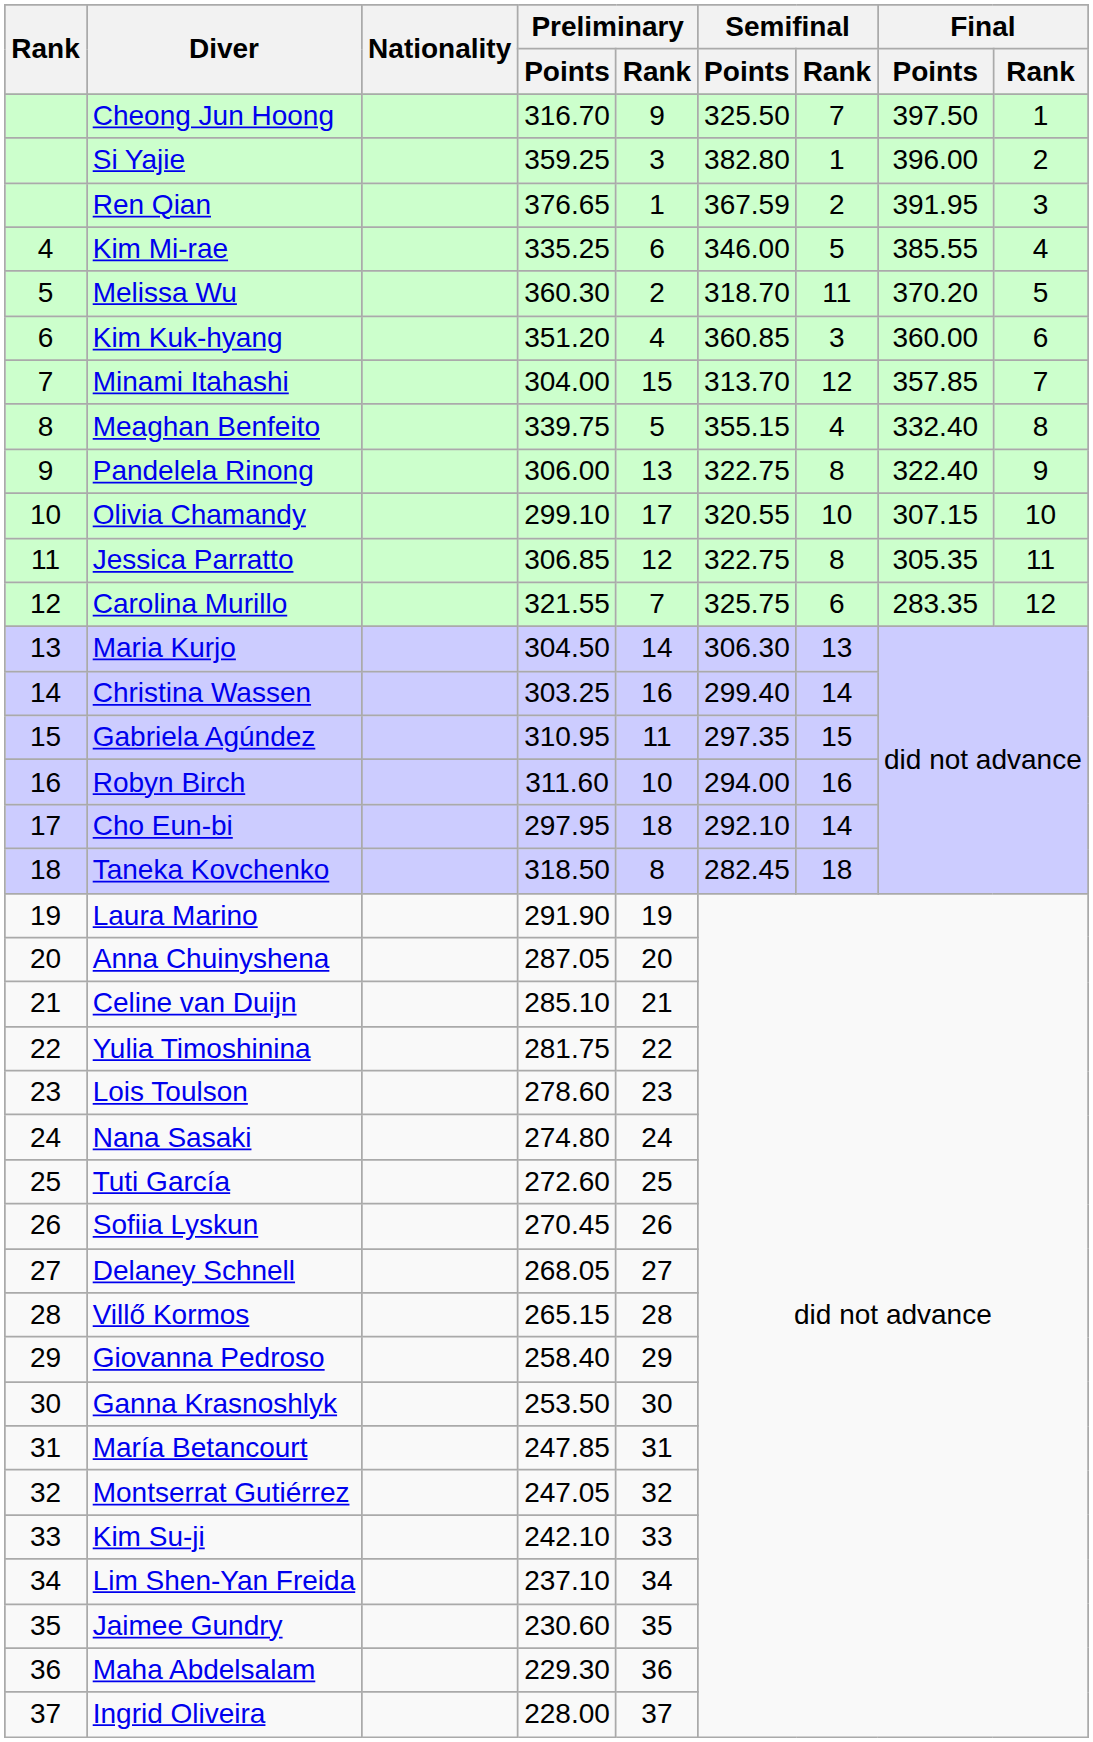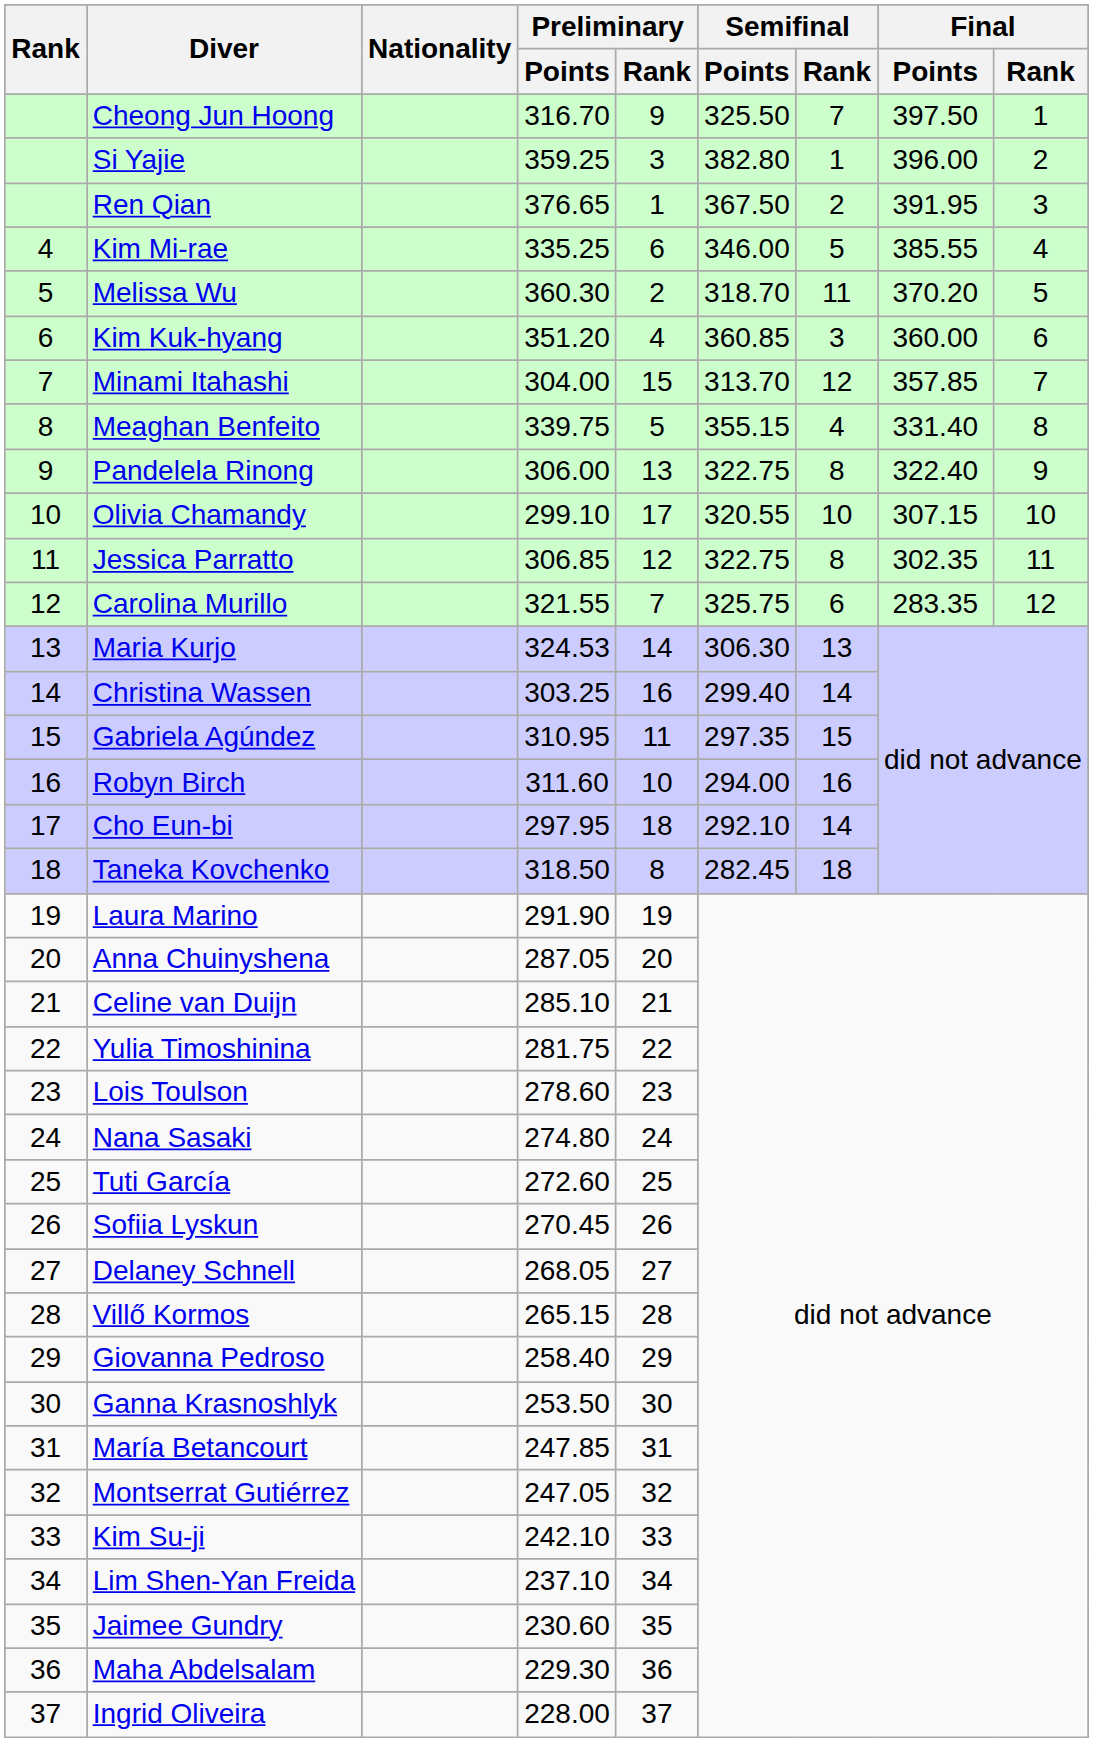(747, 204) 367.59 -> (747, 204) 367.50
(935, 426) 332.40 -> (935, 426) 331.40
(935, 559) 305.35 -> (935, 559) 302.35
(567, 648) 304.50 -> (567, 648) 324.53
